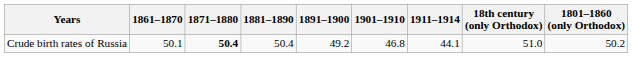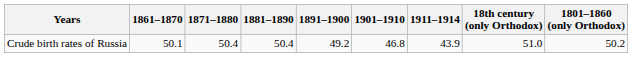(228, 43) bold -> (228, 43) normal
(450, 43) 44.1 -> (450, 43) 43.9
